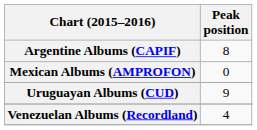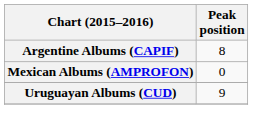- row: (102, 114)
